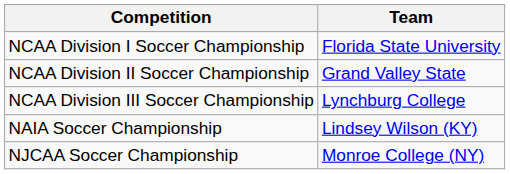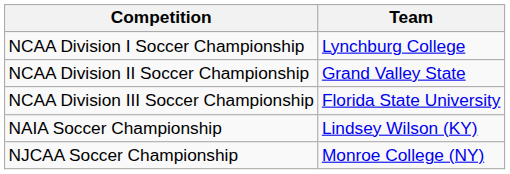(411, 45) Florida State University -> (394, 45) Lynchburg College
(394, 100) Lynchburg College -> (411, 100) Florida State University
